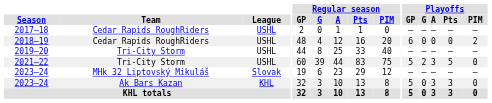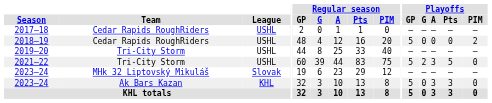(411, 41) 6 -> (411, 41) 5
